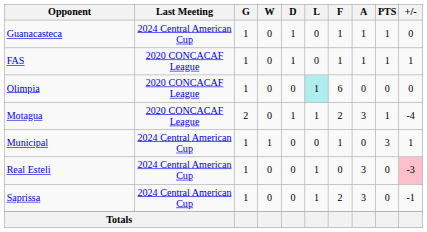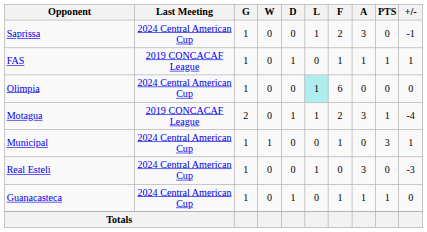rows swapped: (34, 34) <-> (23, 198)
(185, 61) 2020 CONCACAF League -> (185, 61) 2019 CONCACAF League
(185, 88) 2020 CONCACAF League -> (185, 88) 2024 Central American Cup
(185, 116) 2020 CONCACAF League -> (185, 116) 2019 CONCACAF League
(411, 170) pink background -> (411, 170) no background
